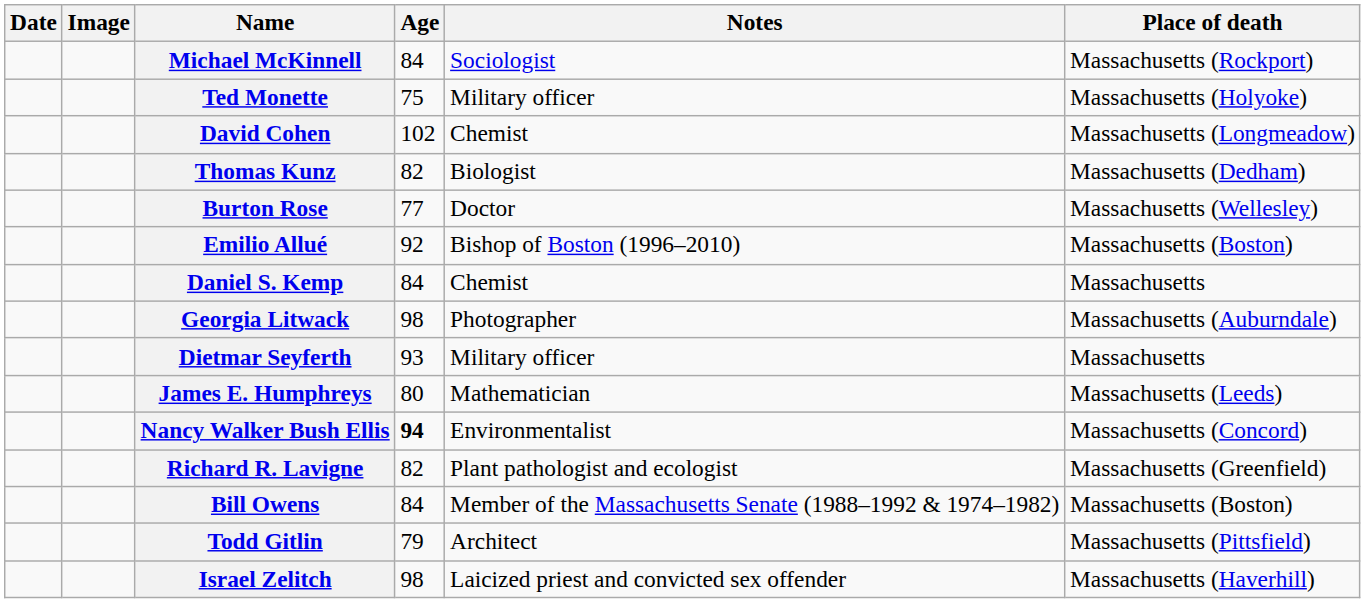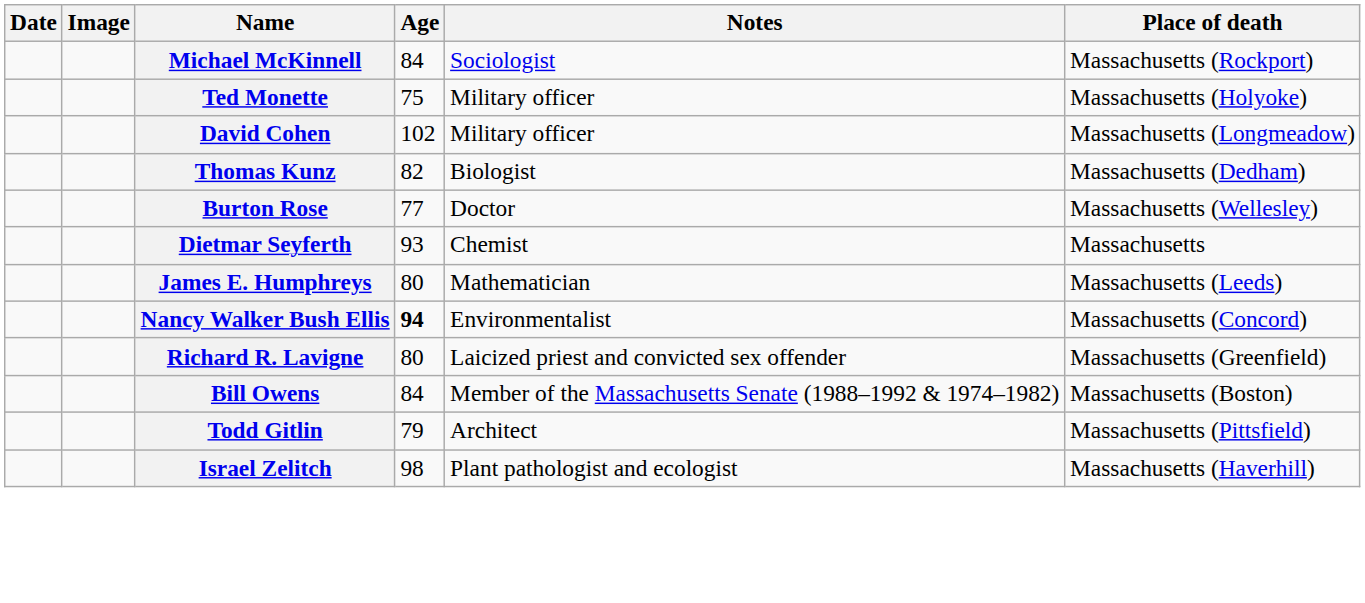(489, 134) Chemist -> (522, 134) Military officer
- row: (265, 245)
- row: (265, 282)
- row: (265, 319)
(522, 356) Military officer -> (489, 245) Chemist
(412, 467) 82 -> (412, 356) 80
(594, 467) Plant pathologist and ecologist -> (648, 356) Laicized priest and convicted sex offender
(648, 578) Laicized priest and convicted sex offender -> (594, 467) Plant pathologist and ecologist
